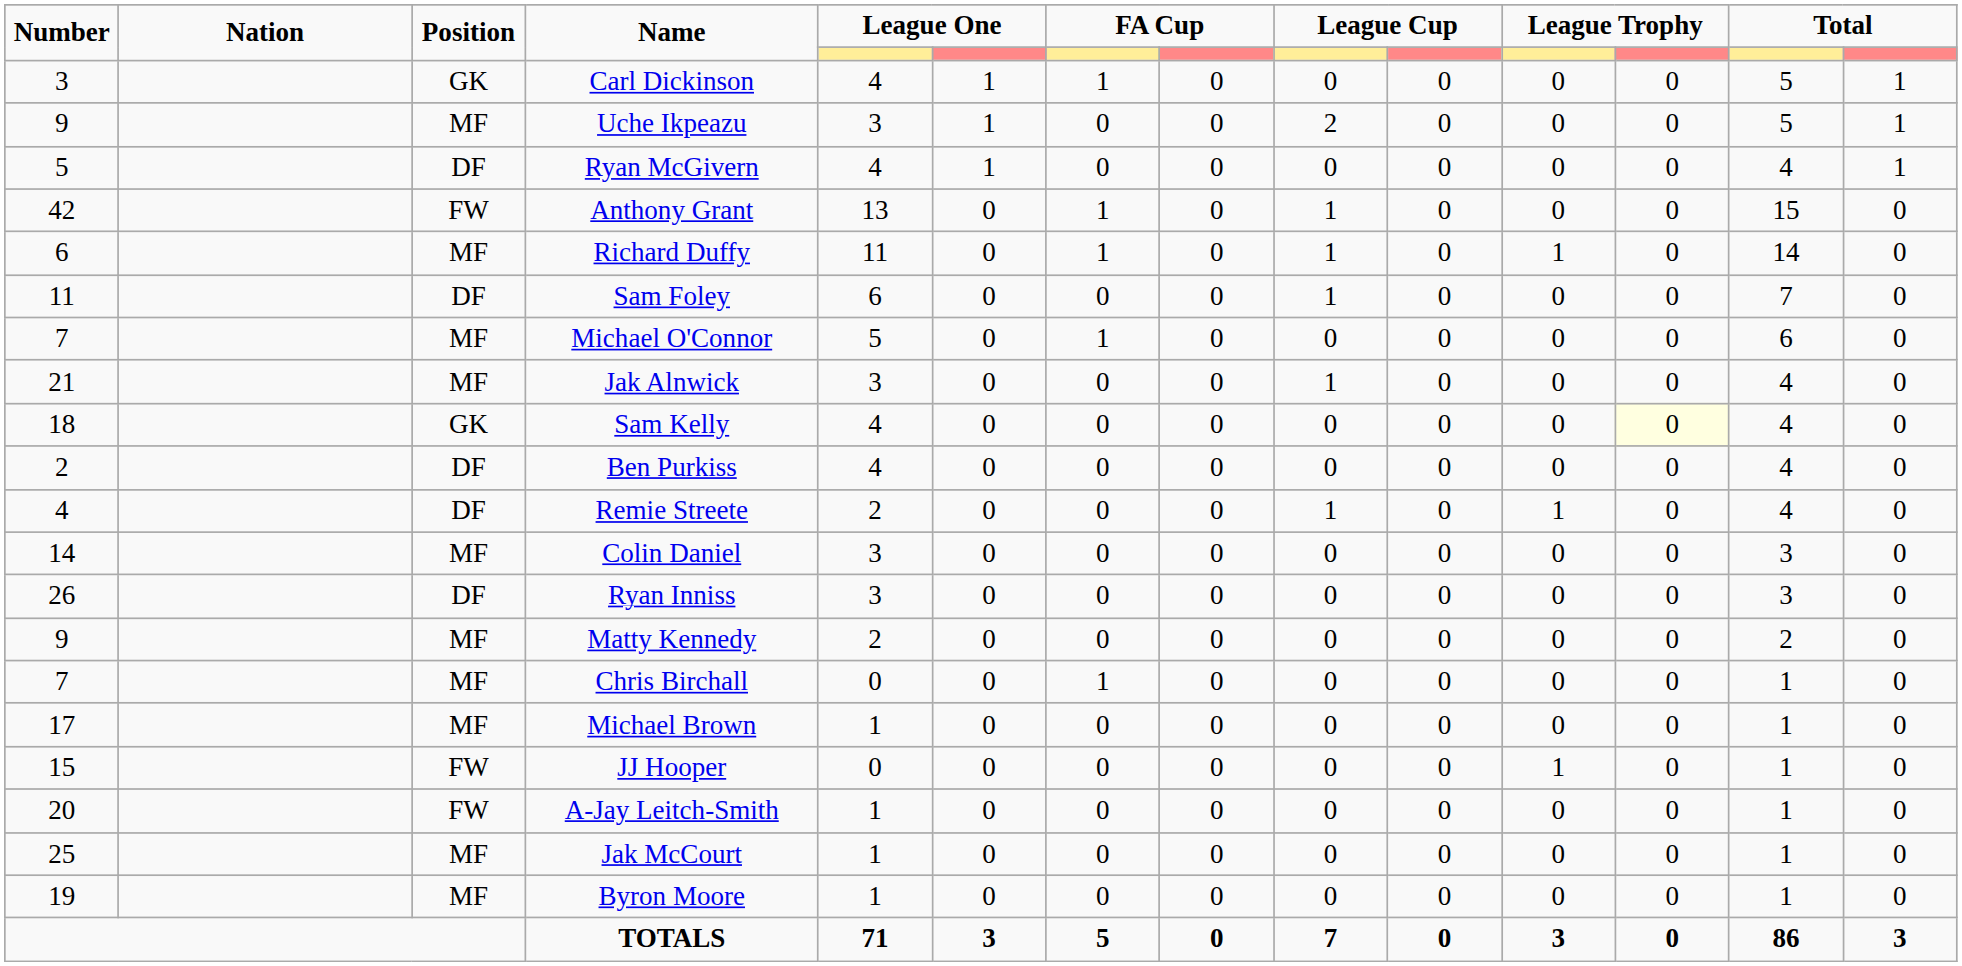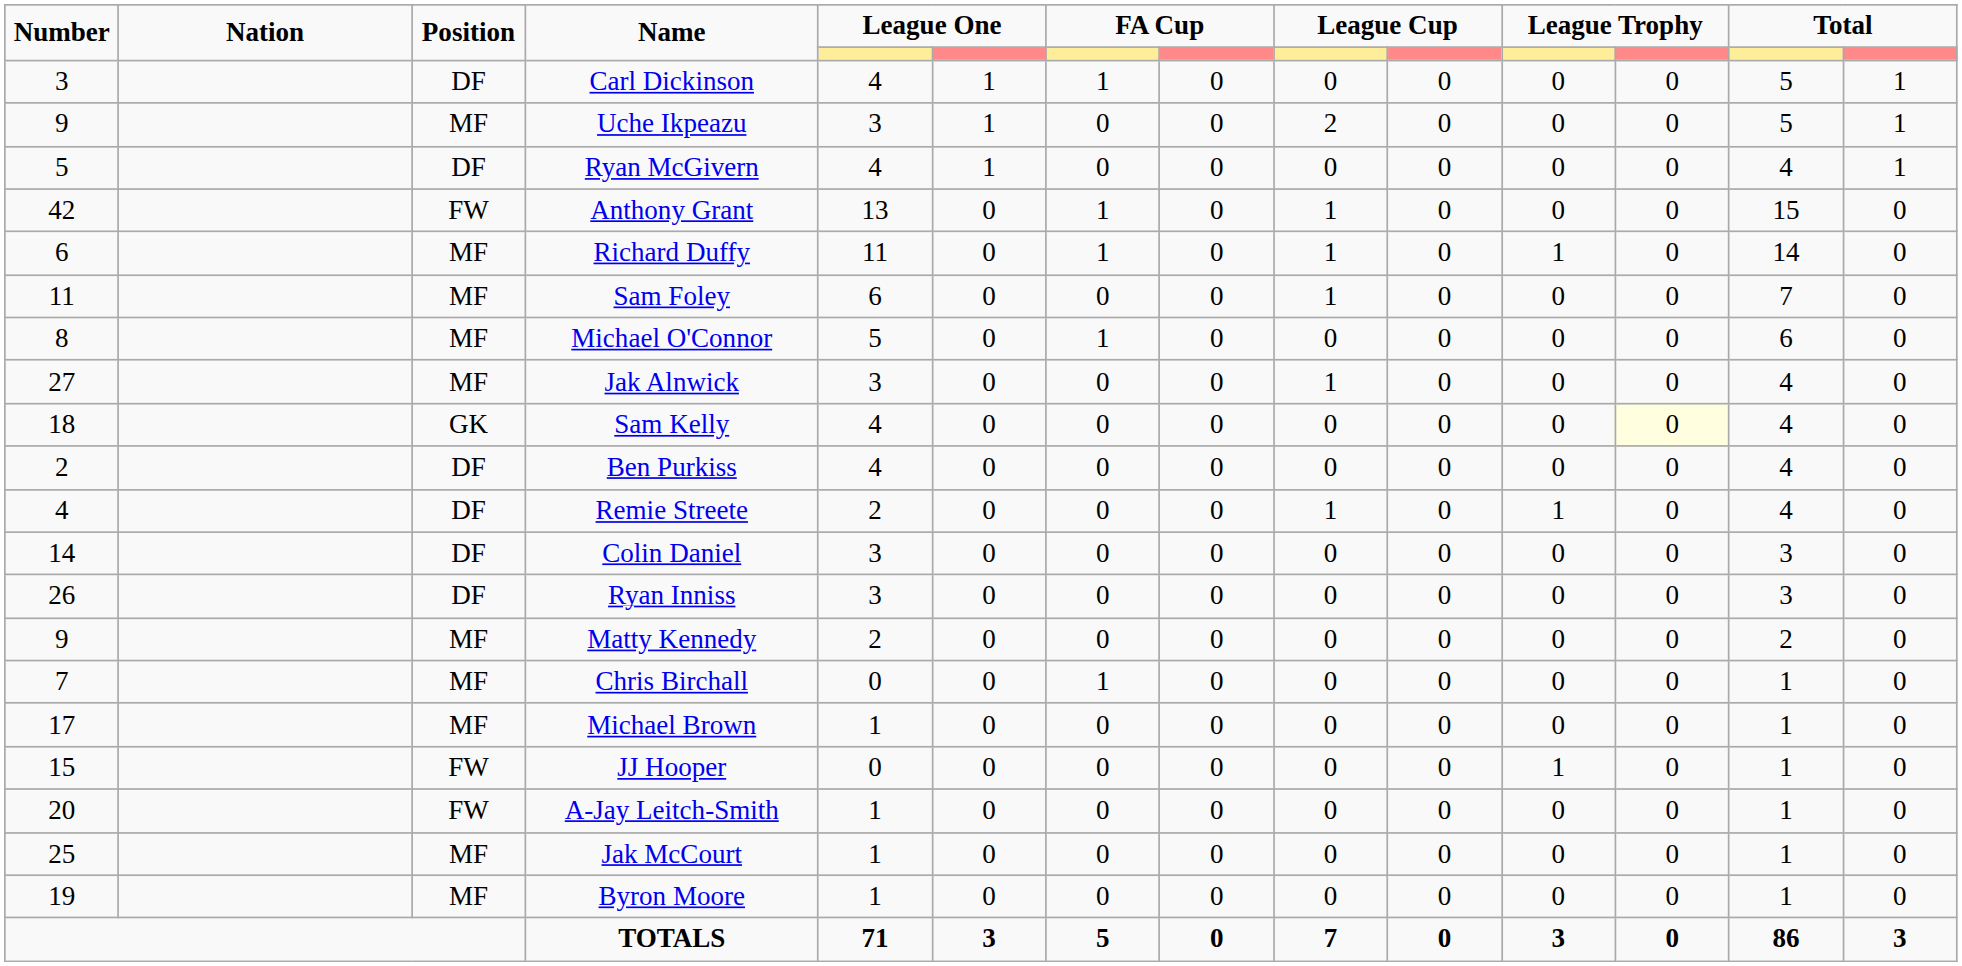(468, 81) GK -> (468, 81) DF
(468, 295) DF -> (468, 295) MF
(62, 338) 7 -> (62, 338) 8
(62, 381) 21 -> (62, 381) 27
(468, 553) MF -> (468, 553) DF
